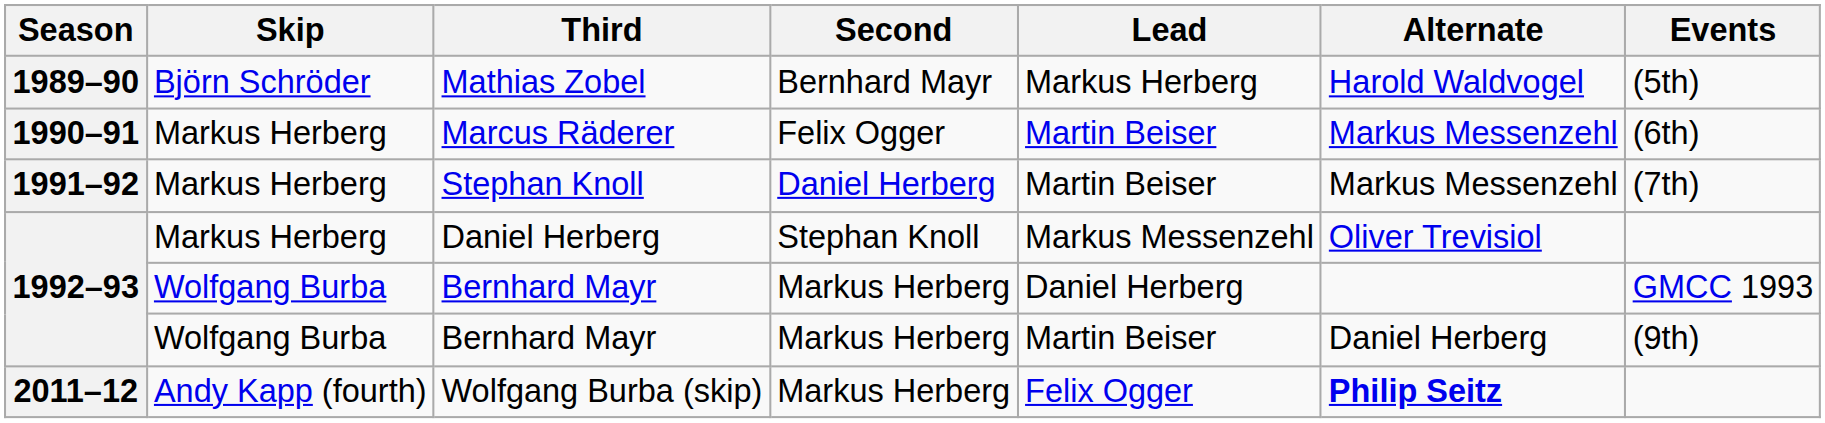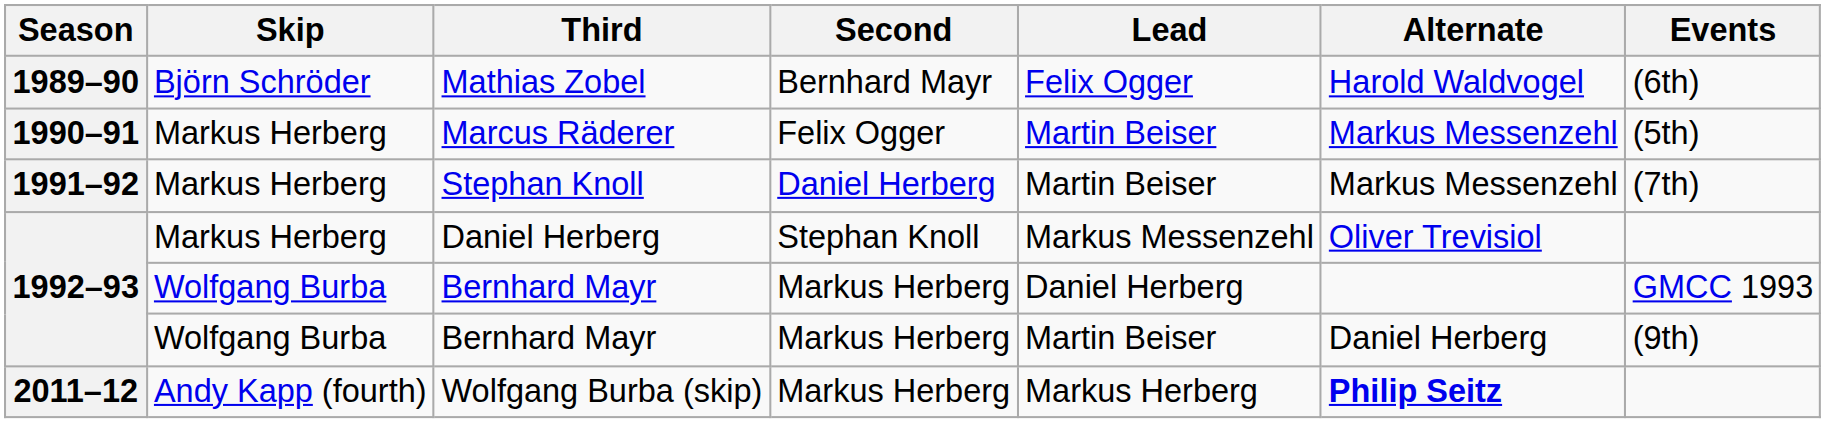(1141, 81) Markus Herberg -> (1109, 81) Felix Ogger
(1666, 81) (5th) -> (1666, 81) (6th)
(1666, 133) (6th) -> (1666, 133) (5th)
(1109, 390) Felix Ogger -> (1141, 390) Markus Herberg
